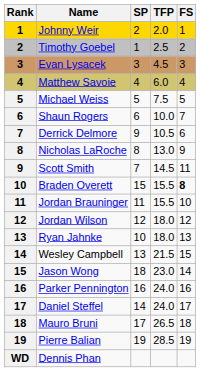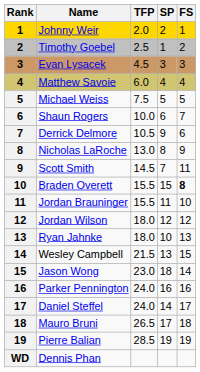columns swapped: (164, 13) <-> (141, 13)
